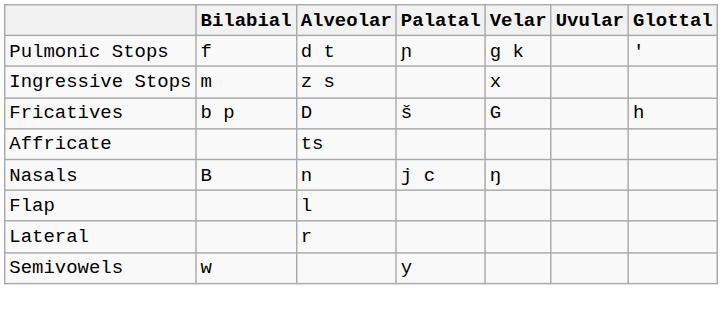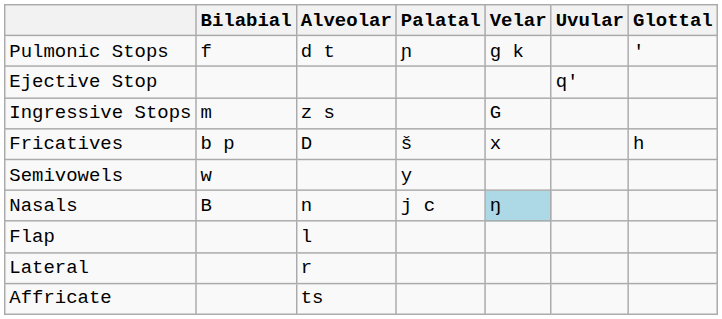+ row: (83, 82)
(495, 82) x -> (495, 113) G
(495, 113) G -> (495, 144) x
rows swapped: (61, 144) <-> (66, 268)
(495, 175) no background -> (495, 206) lightblue background
